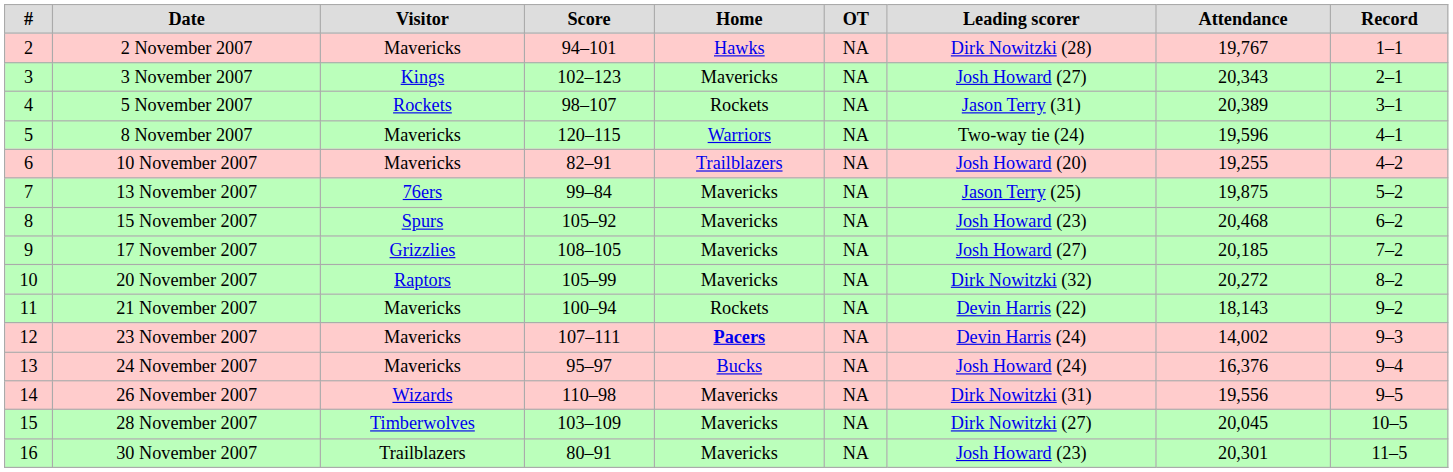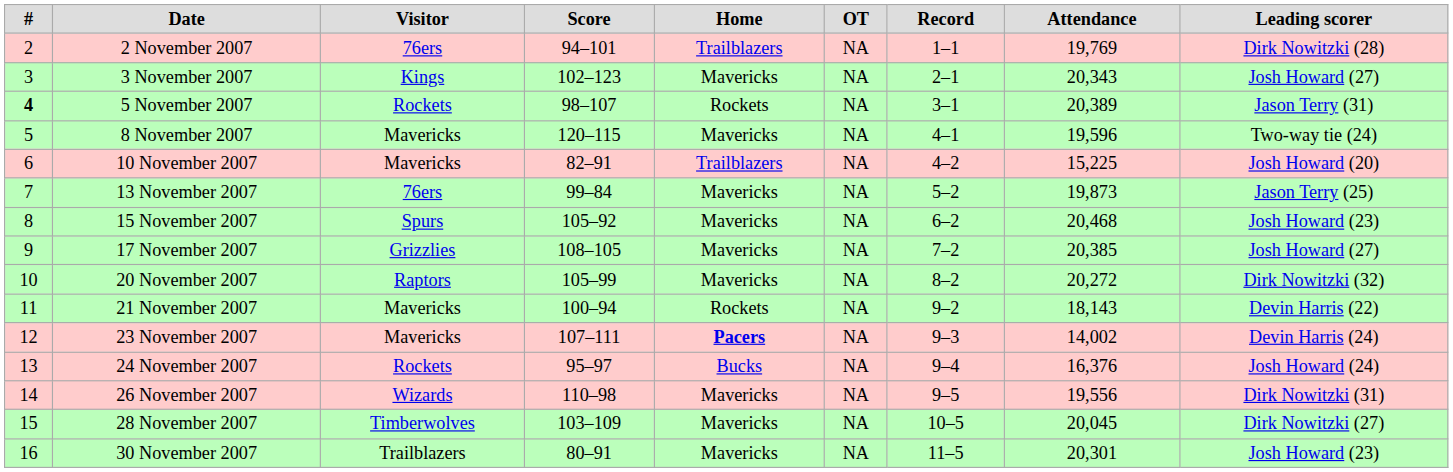columns swapped: (1021, 18) <-> (1389, 18)
(422, 47) Mavericks -> (422, 47) 76ers
(739, 47) Hawks -> (739, 47) Trailblazers
(1243, 47) 19,767 -> (1092, 47) 19,769
(29, 105) normal -> (29, 105) bold
(739, 134) Warriors -> (739, 134) Mavericks
(1243, 163) 19,255 -> (1092, 163) 15,225
(1243, 192) 19,875 -> (1092, 192) 19,873
(1243, 250) 20,185 -> (1092, 250) 20,385
(422, 366) Mavericks -> (422, 366) Rockets
